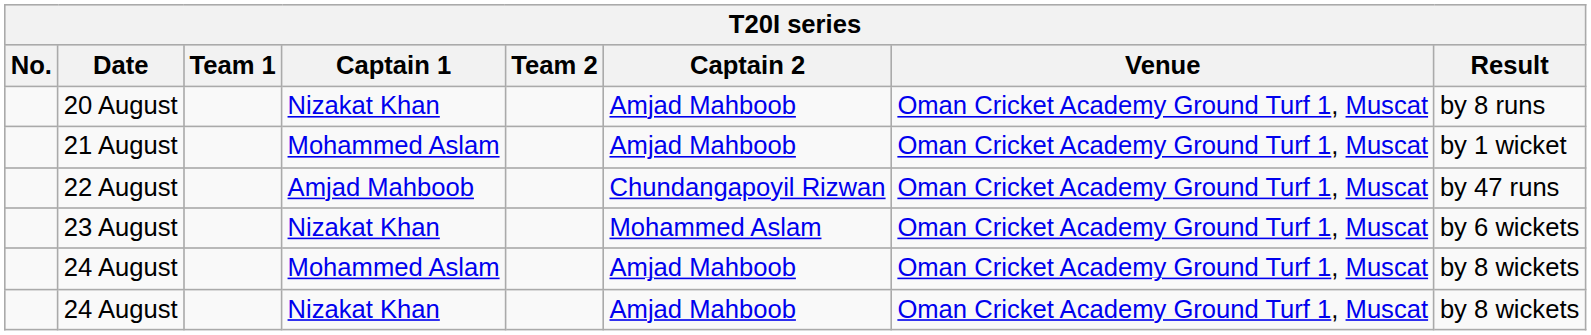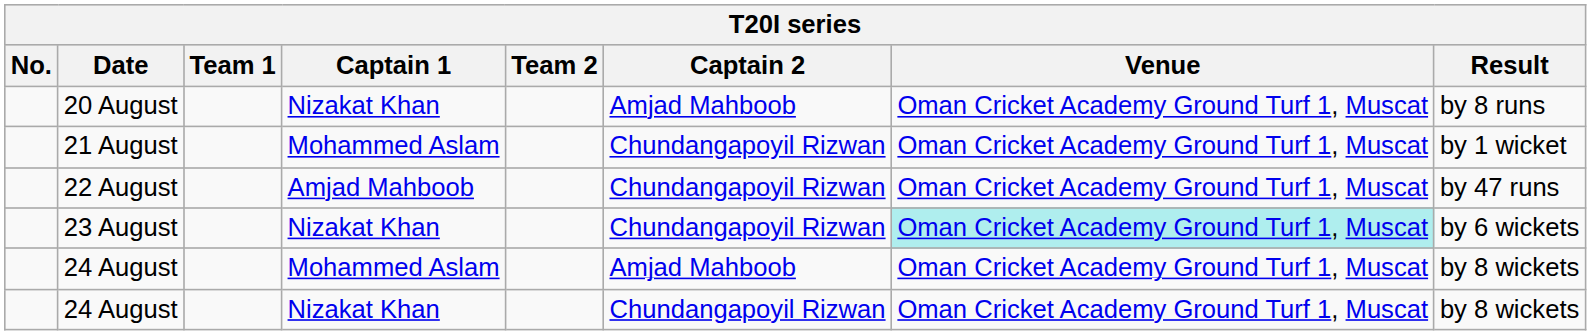(703, 146) Amjad Mahboob -> (748, 146) Chundangapoyil Rizwan
(715, 227) Mohammed Aslam -> (748, 227) Chundangapoyil Rizwan
(1163, 227) no background -> (1163, 227) paleturquoise background
(703, 308) Amjad Mahboob -> (748, 308) Chundangapoyil Rizwan
